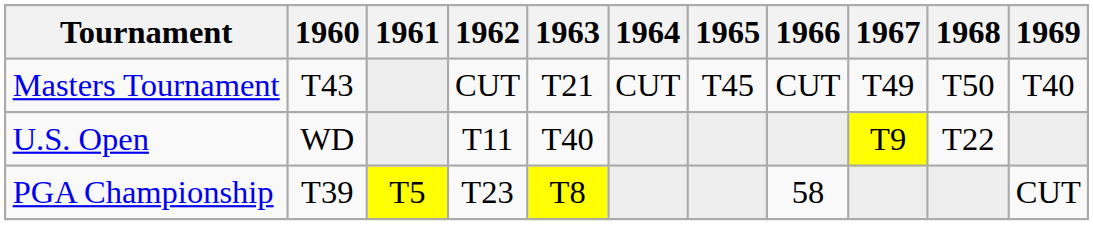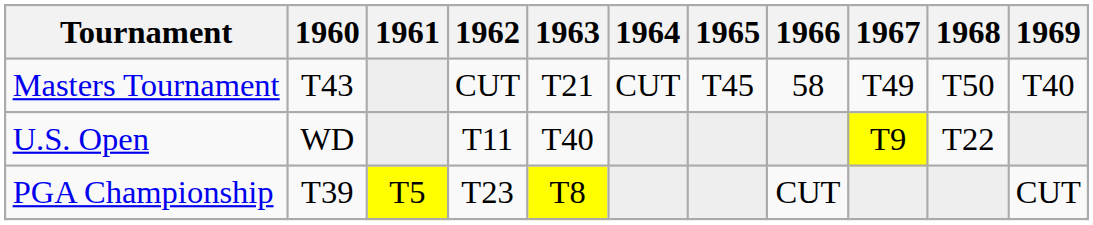(808, 85) CUT -> (808, 85) 58
(808, 192) 58 -> (808, 192) CUT
